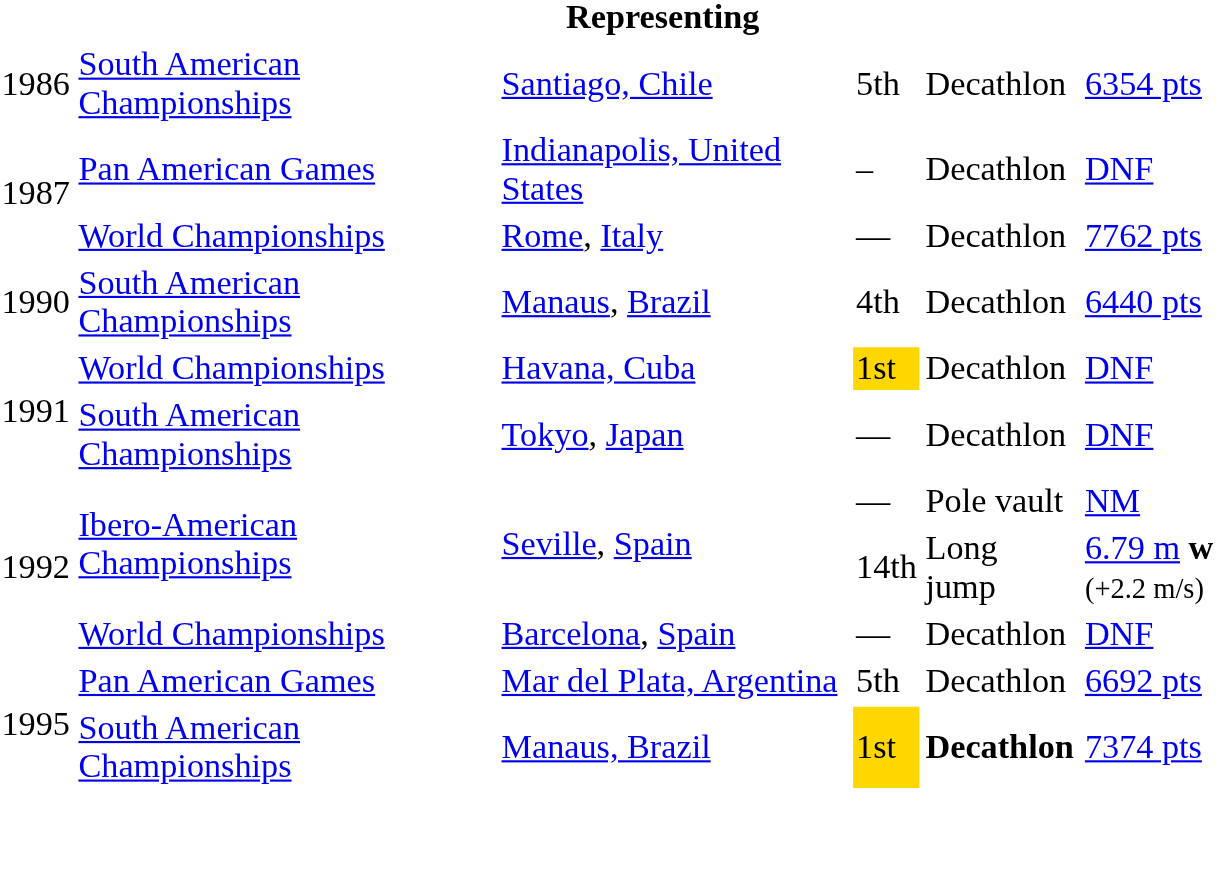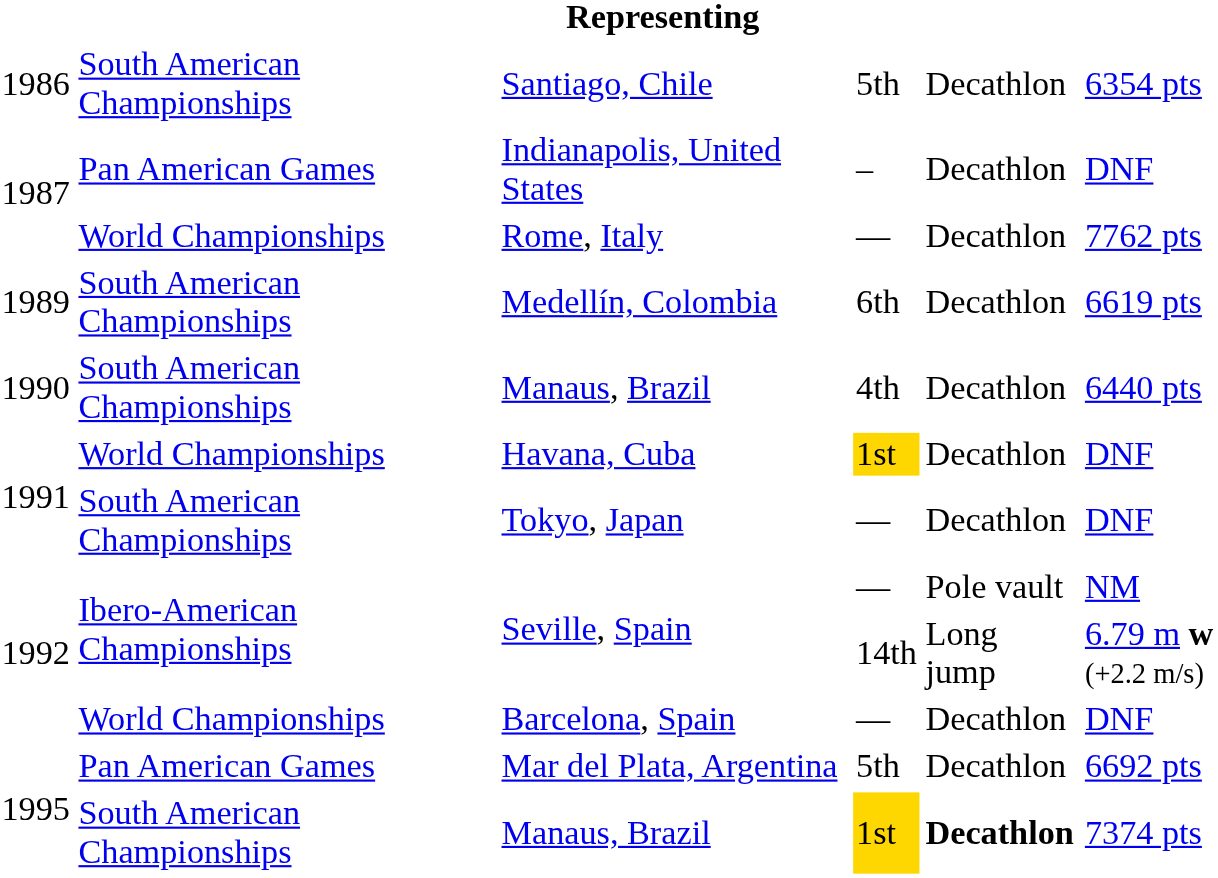+ row: (639, 301)
